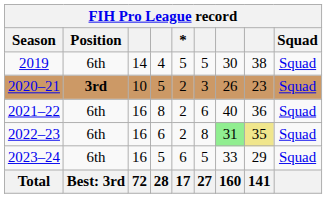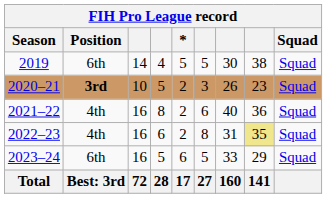(96, 110) 6th -> (96, 110) 4th
(96, 134) 6th -> (96, 134) 4th
(230, 134) lightgreen background -> (230, 134) no background
